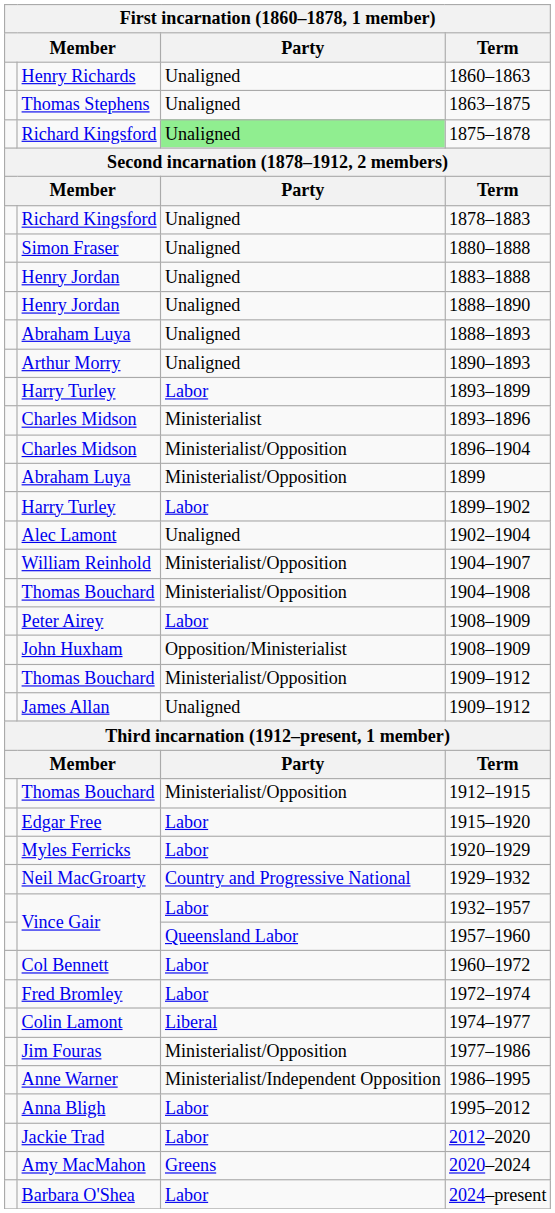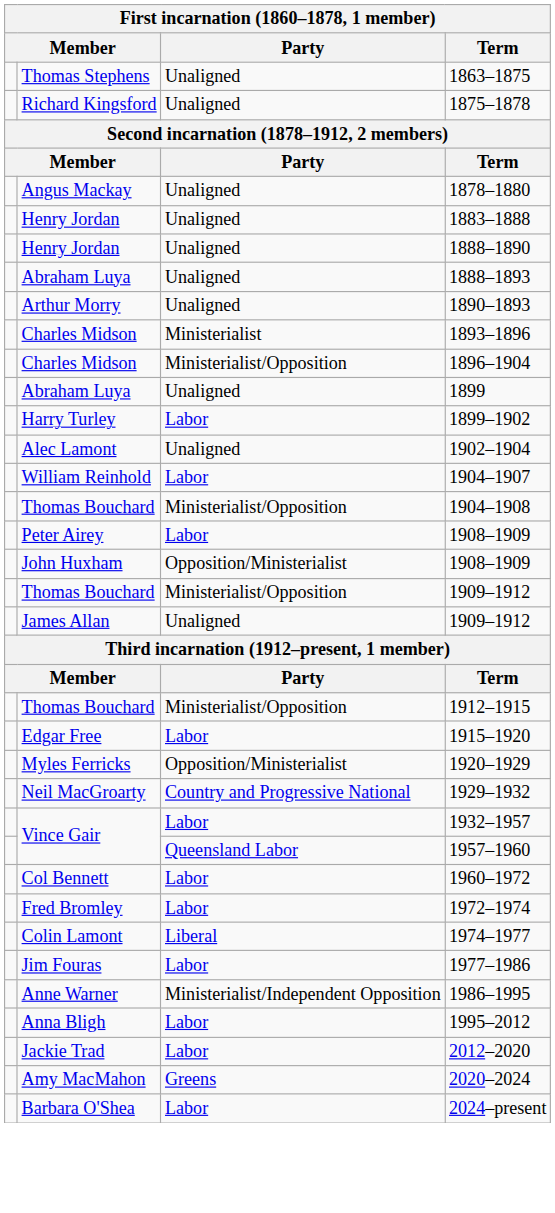- row: (79, 76)
(203, 133) lightgreen background -> (203, 104) no background
- row: (89, 219)
+ row: (77, 190)
- row: (70, 248)
- row: (69, 391)
(256, 477) Ministerialist/Opposition -> (203, 391) Unaligned
(256, 563) Ministerialist/Opposition -> (187, 477) Labor
(187, 850) Labor -> (256, 764) Opposition/Ministerialist
(256, 1051) Ministerialist/Opposition -> (187, 965) Labor
